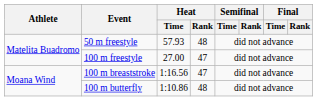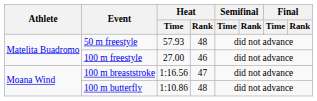(202, 58) 47 -> (202, 58) 46
